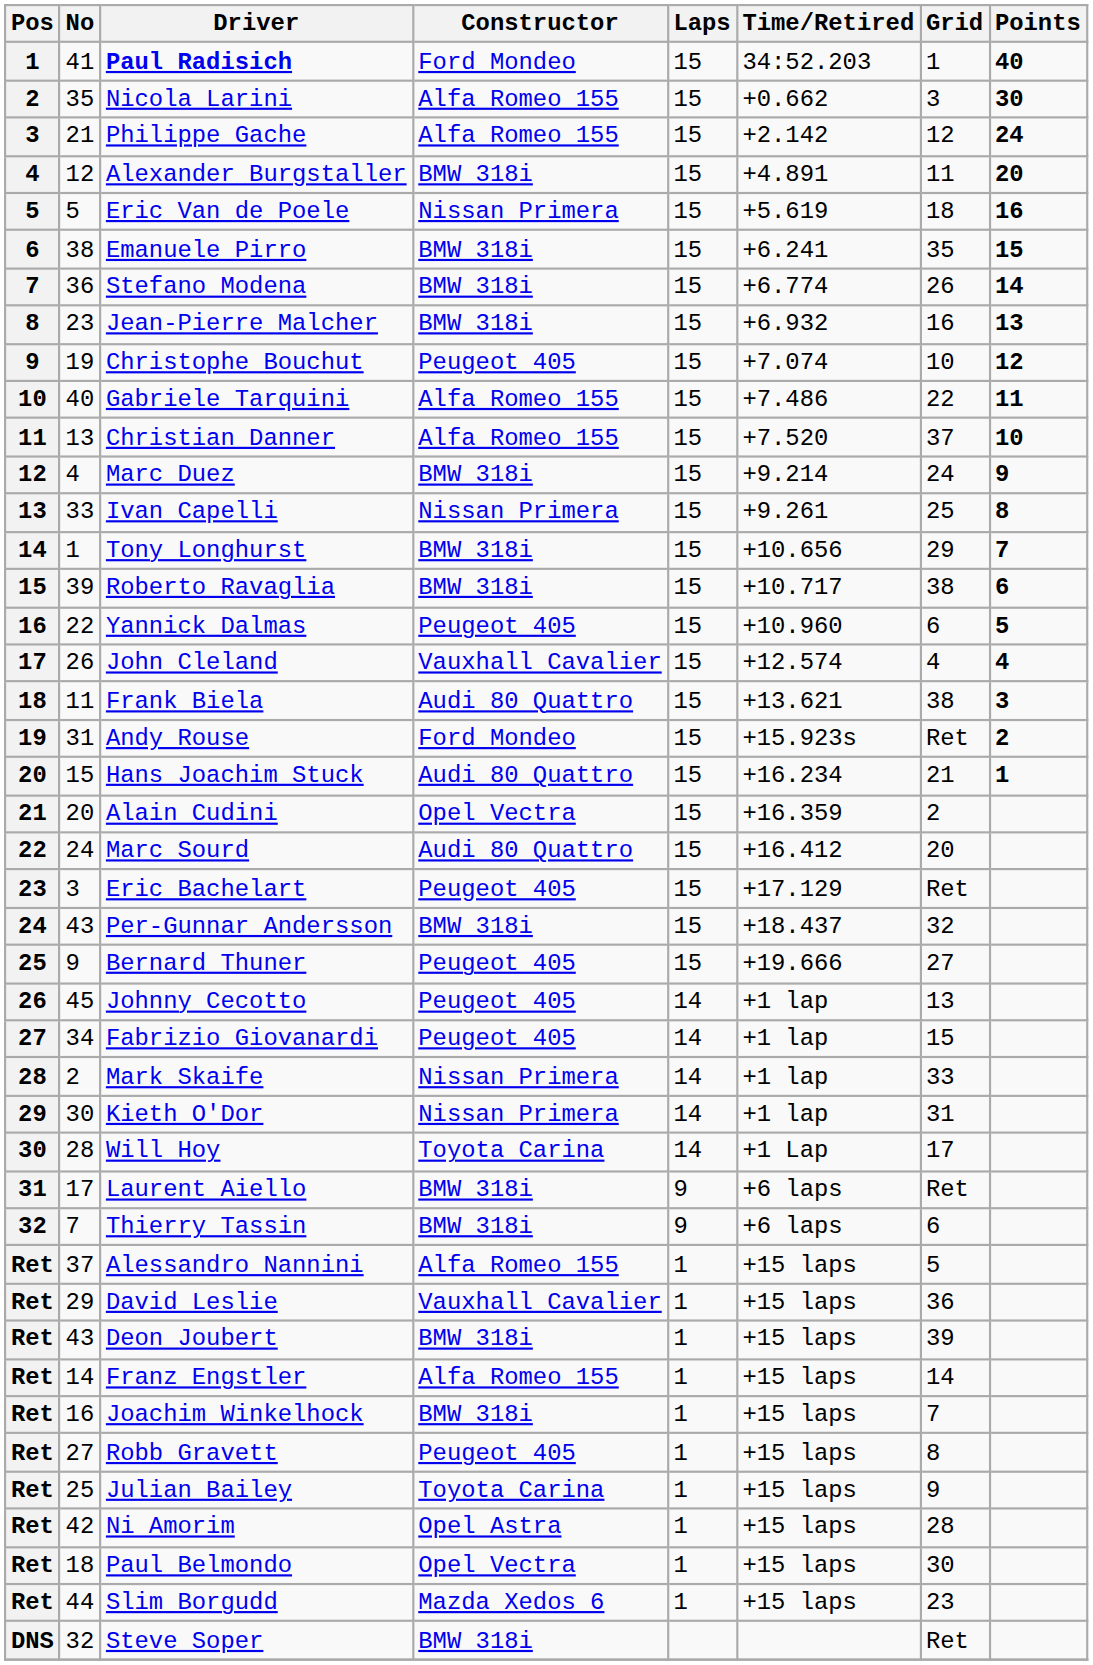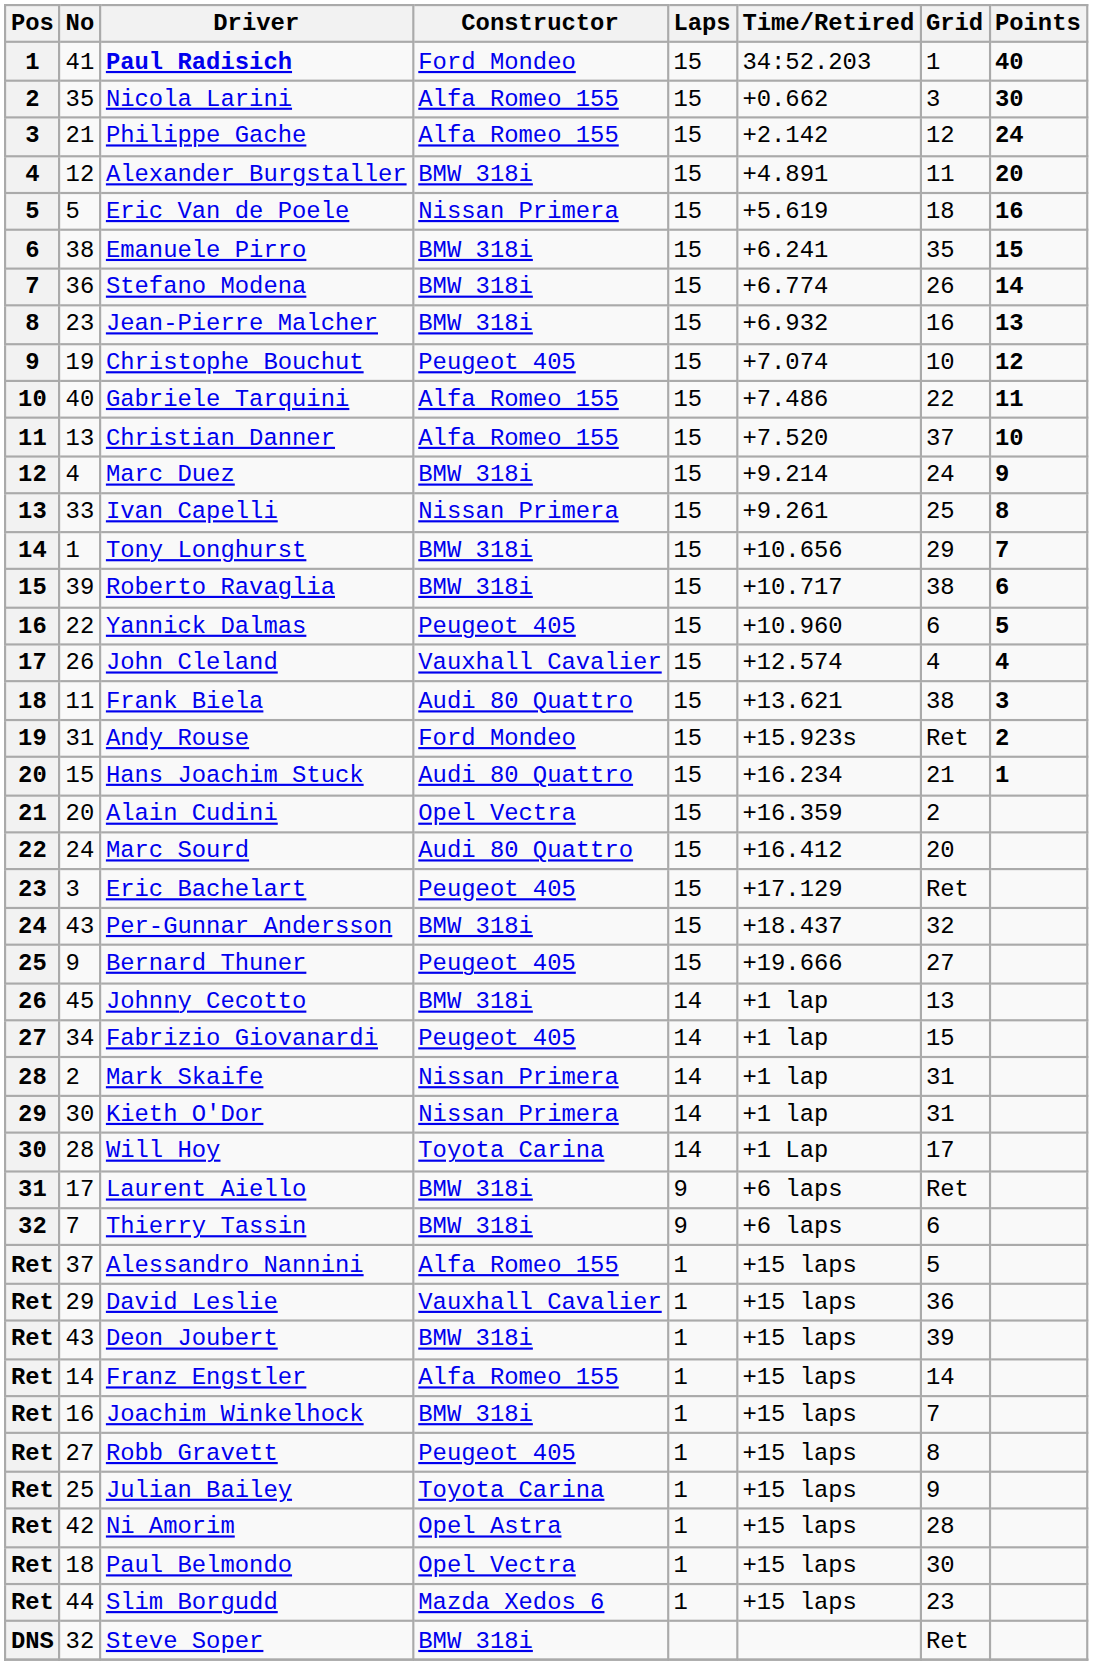(497, 1001) Peugeot 405 -> (476, 1001) BMW 318i
(940, 1077) 33 -> (940, 1077) 31
